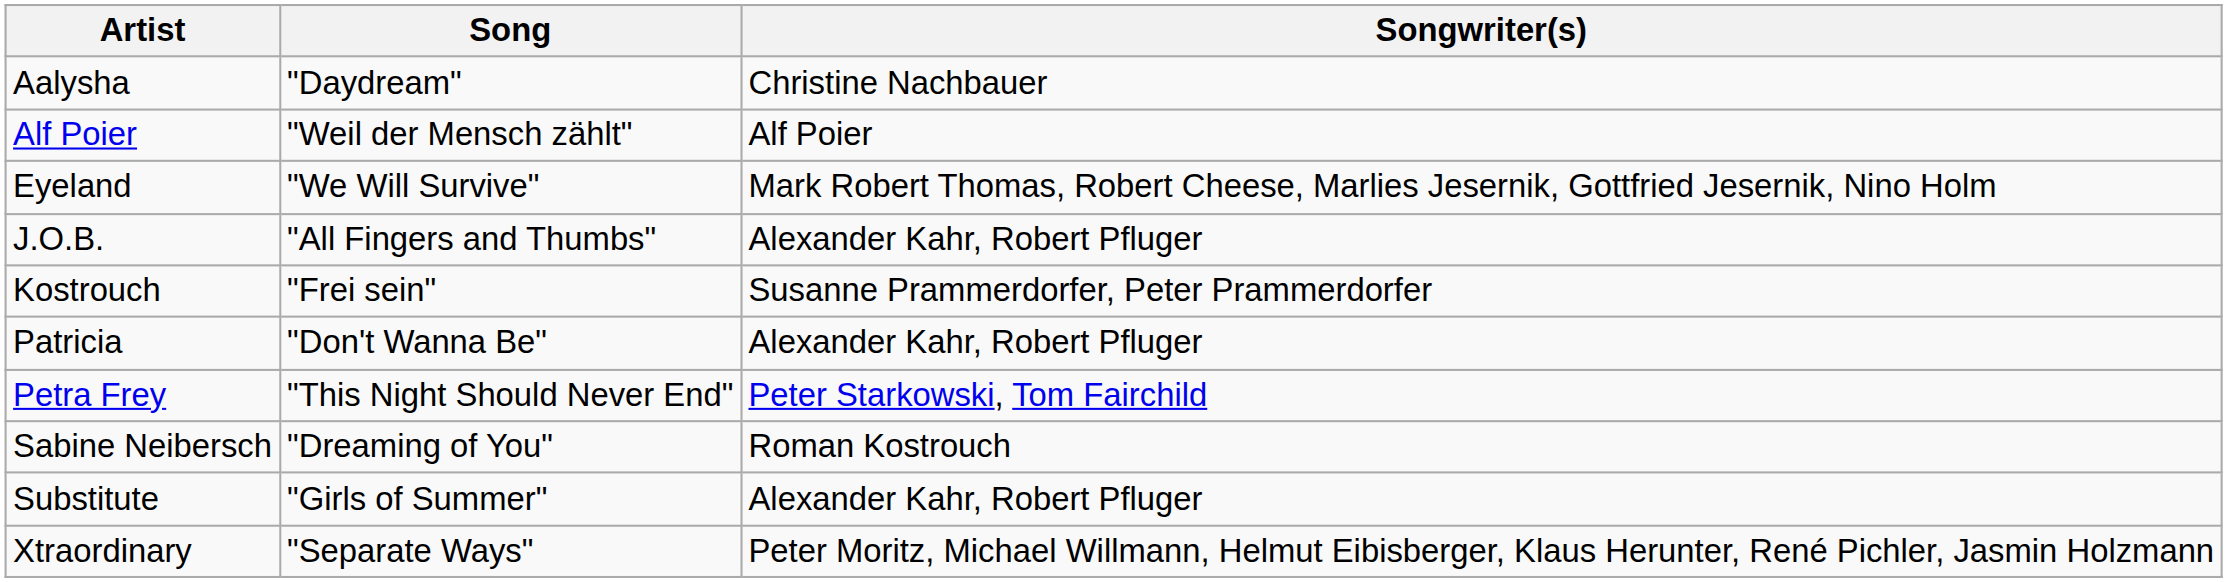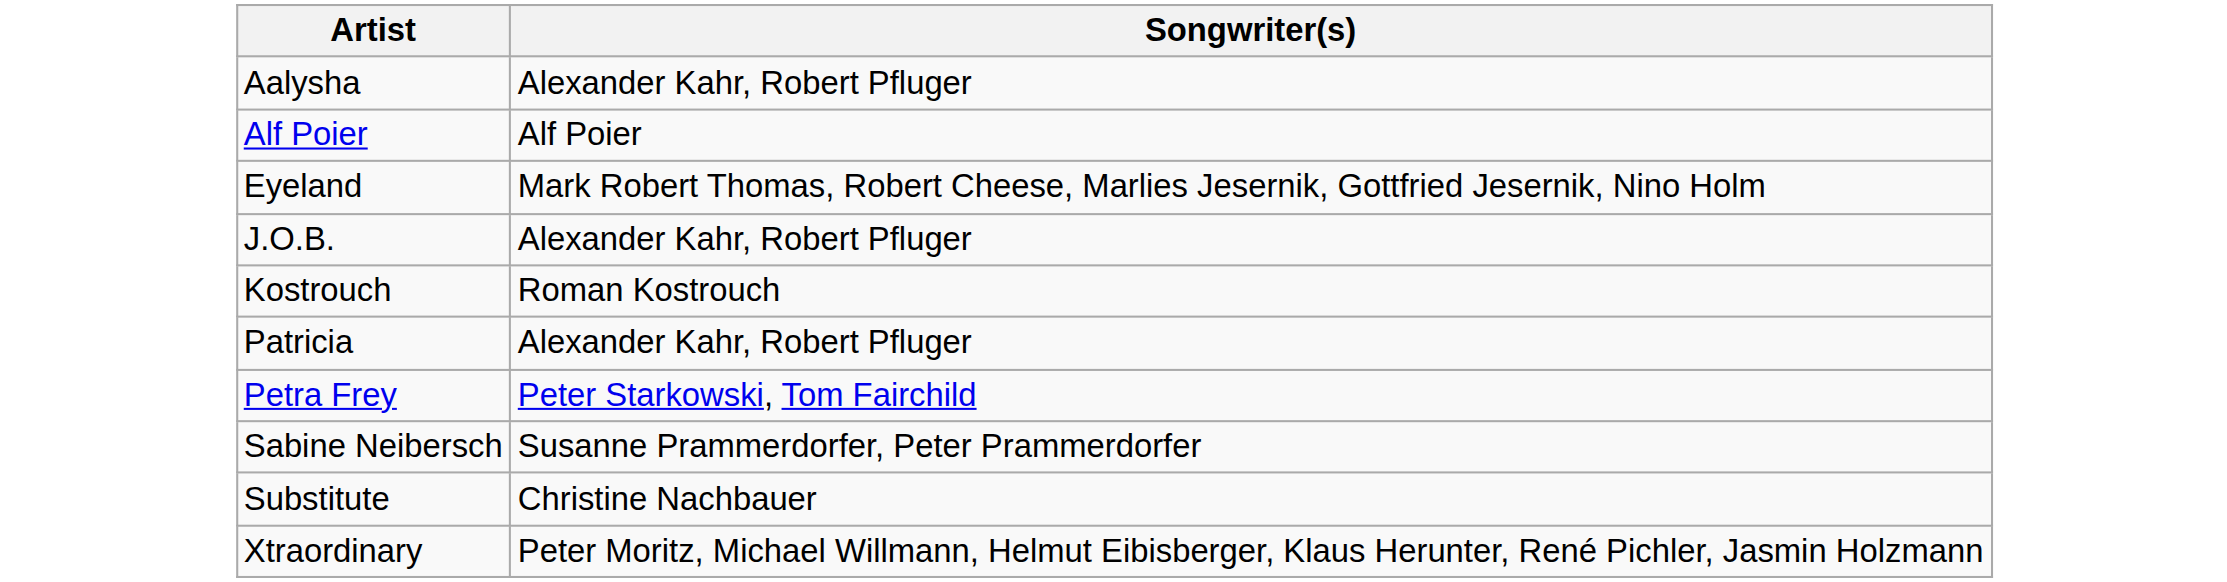- column: (510, 30)
(898, 82) Christine Nachbauer -> (745, 82) Alexander Kahr, Robert Pfluger
(1090, 290) Susanne Prammerdorfer, Peter Prammerdorfer -> (649, 290) Roman Kostrouch
(880, 446) Roman Kostrouch -> (860, 446) Susanne Prammerdorfer, Peter Prammerdorfer
(975, 498) Alexander Kahr, Robert Pfluger -> (667, 498) Christine Nachbauer
